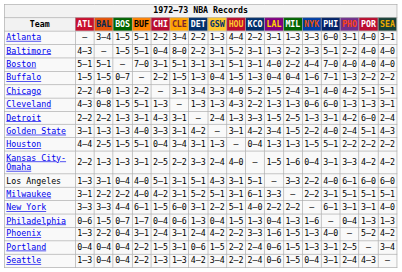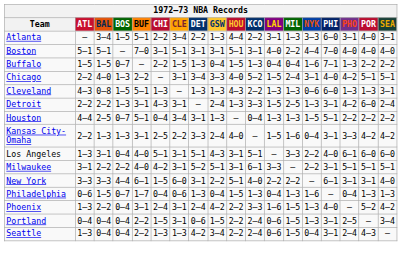- row: (29, 51)
- row: (36, 132)
(123, 145) 1–5 -> (123, 118) 0–7
